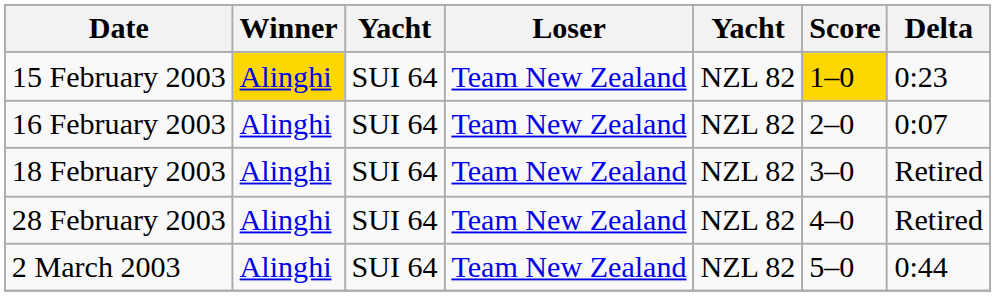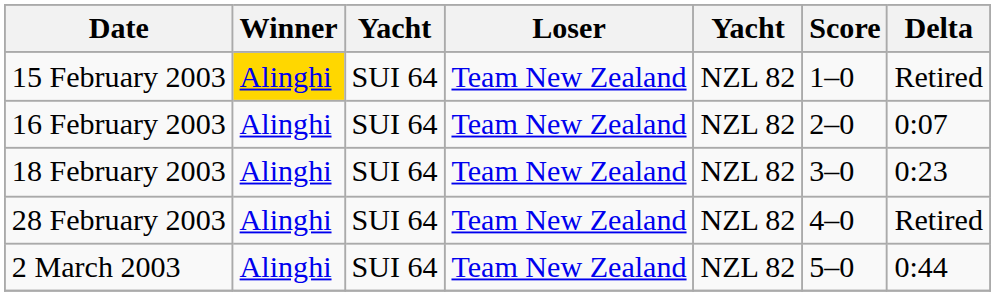(832, 76) gold background -> (832, 76) no background
(921, 76) 0:23 -> (939, 76) Retired
(939, 171) Retired -> (921, 171) 0:23
